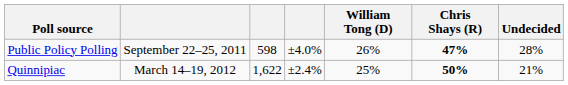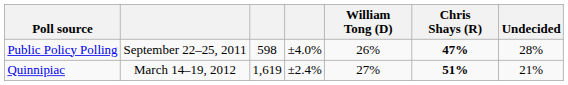(267, 70) 1,622 -> (267, 70) 1,619
(368, 70) 25% -> (368, 70) 27%
(455, 70) 50% -> (455, 70) 51%
